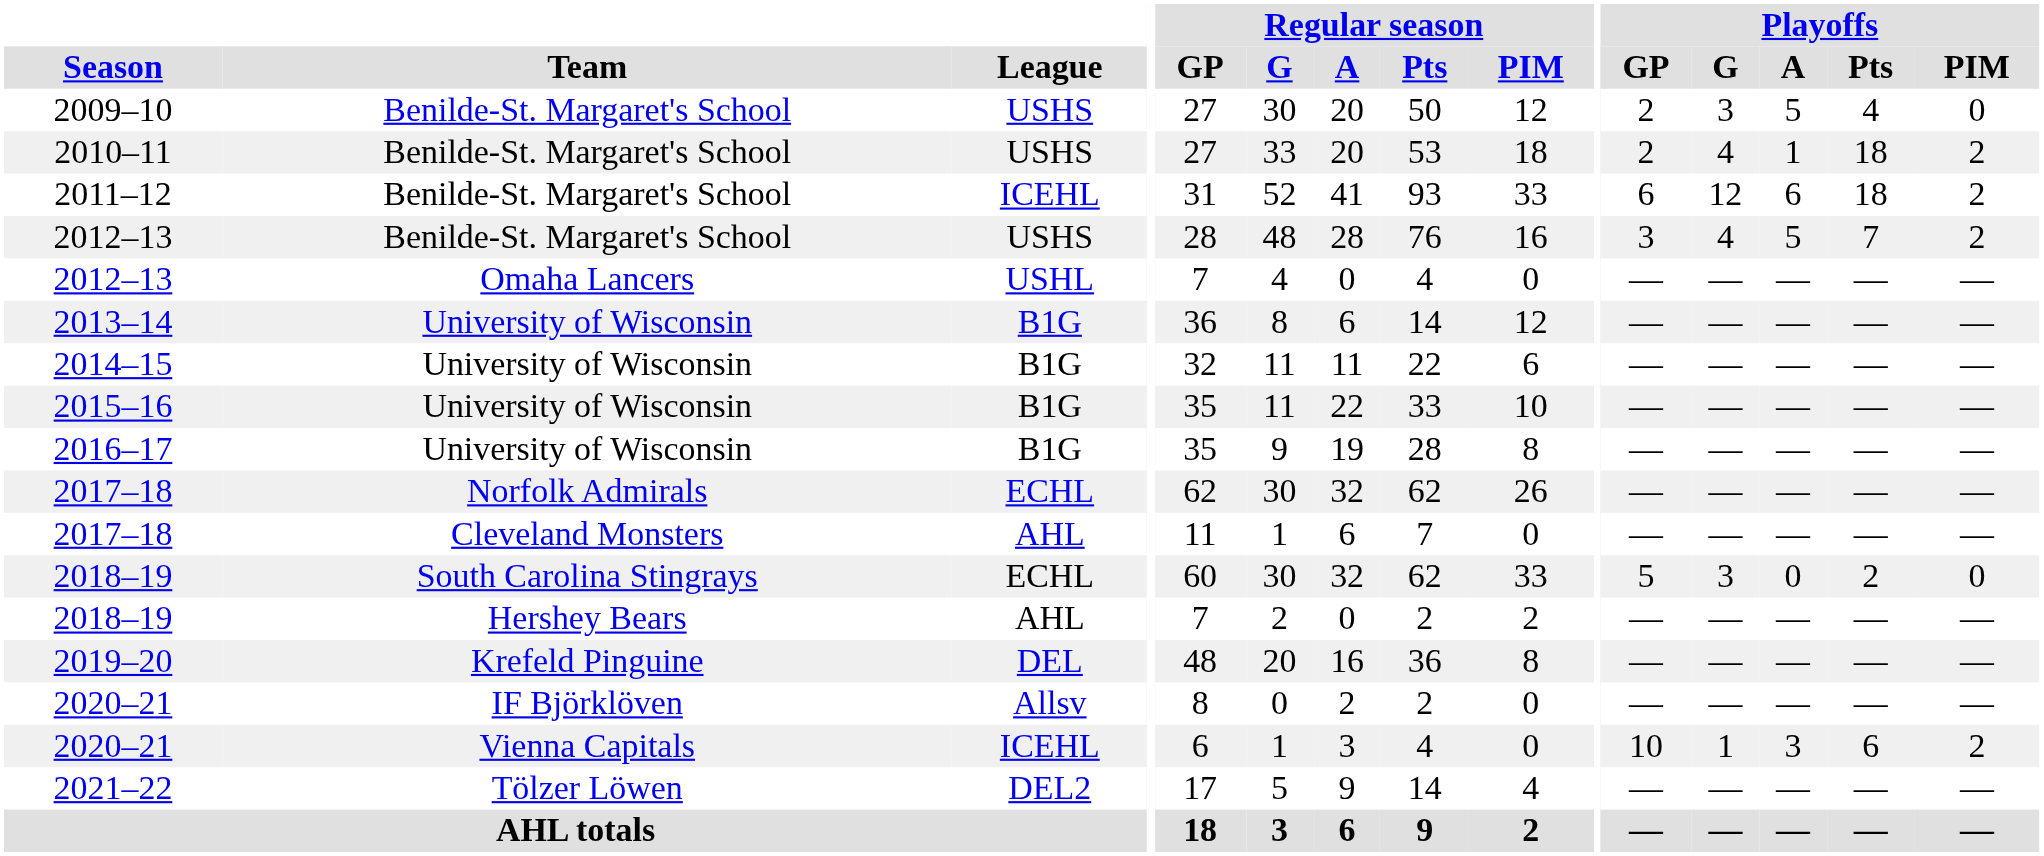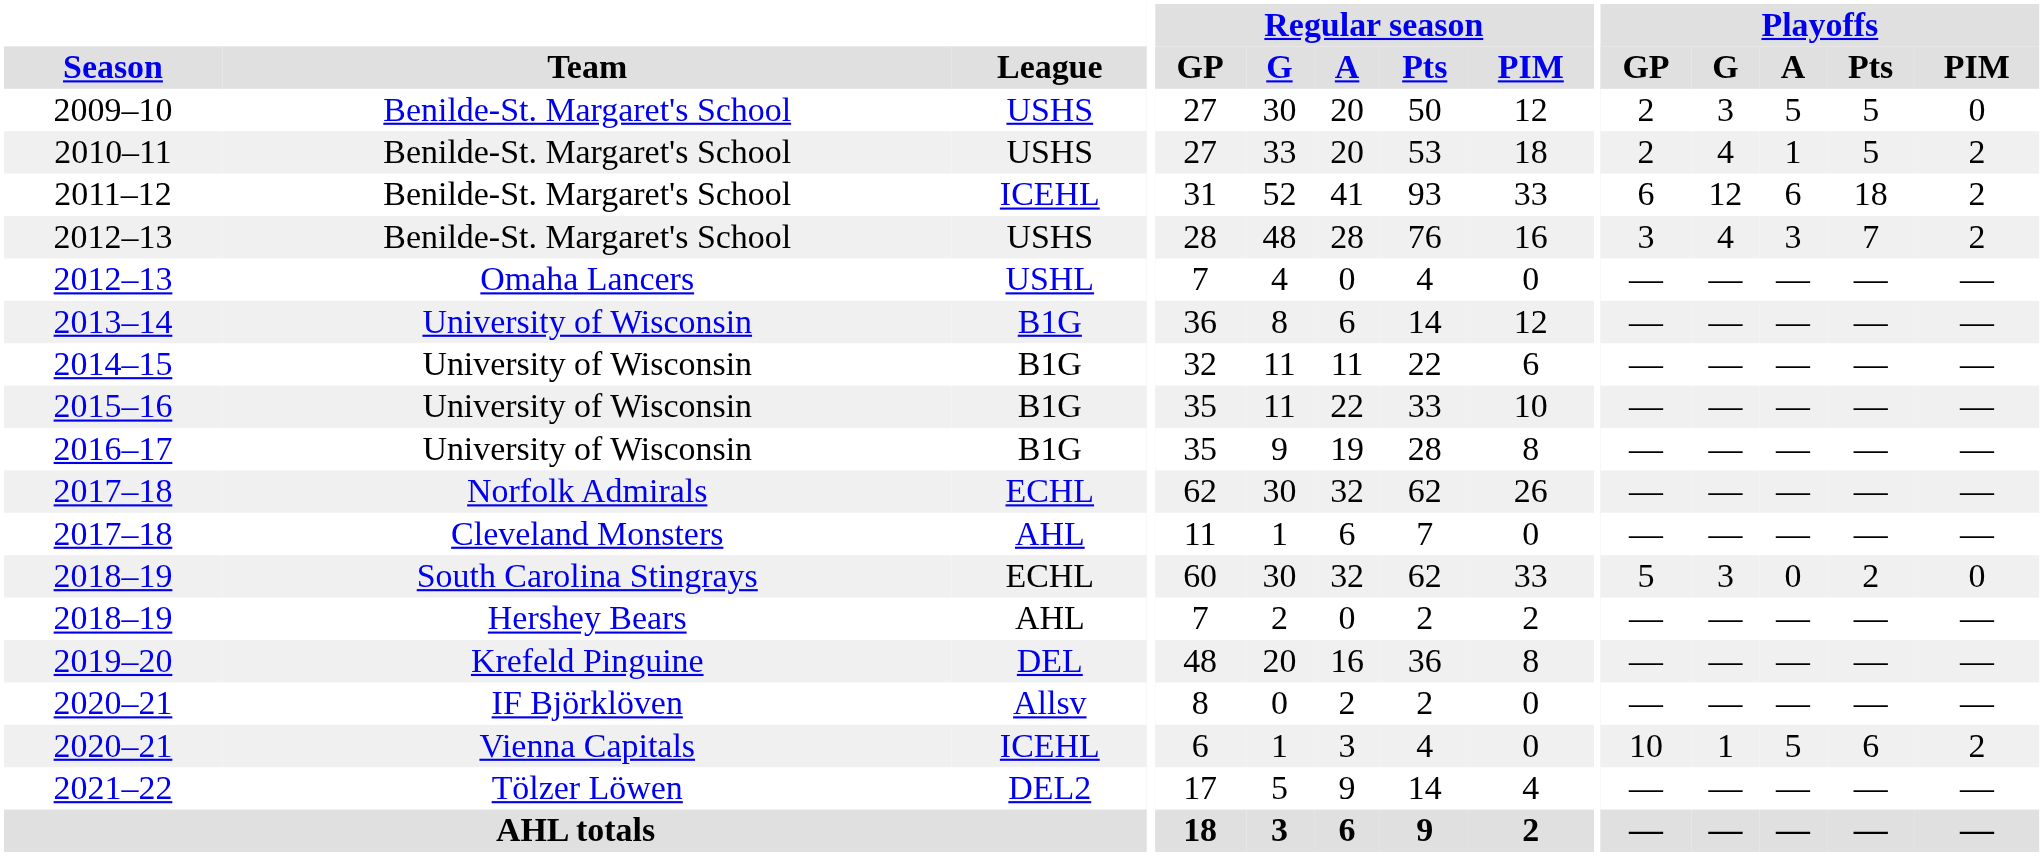(1871, 109) 4 -> (1871, 109) 5
(1871, 151) 18 -> (1871, 151) 5
(1793, 236) 5 -> (1793, 236) 3
(1793, 745) 3 -> (1793, 745) 5
